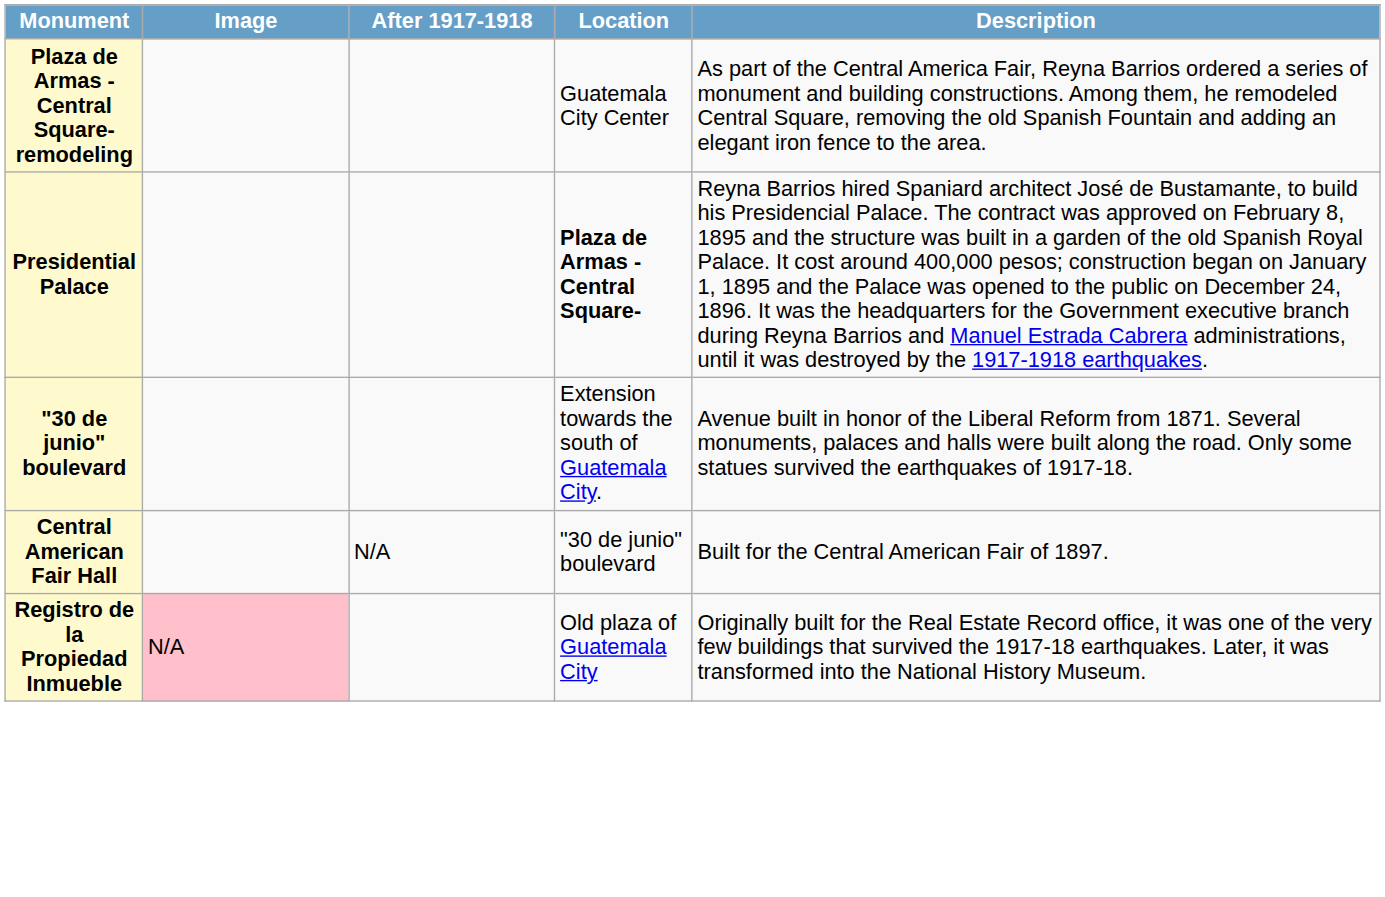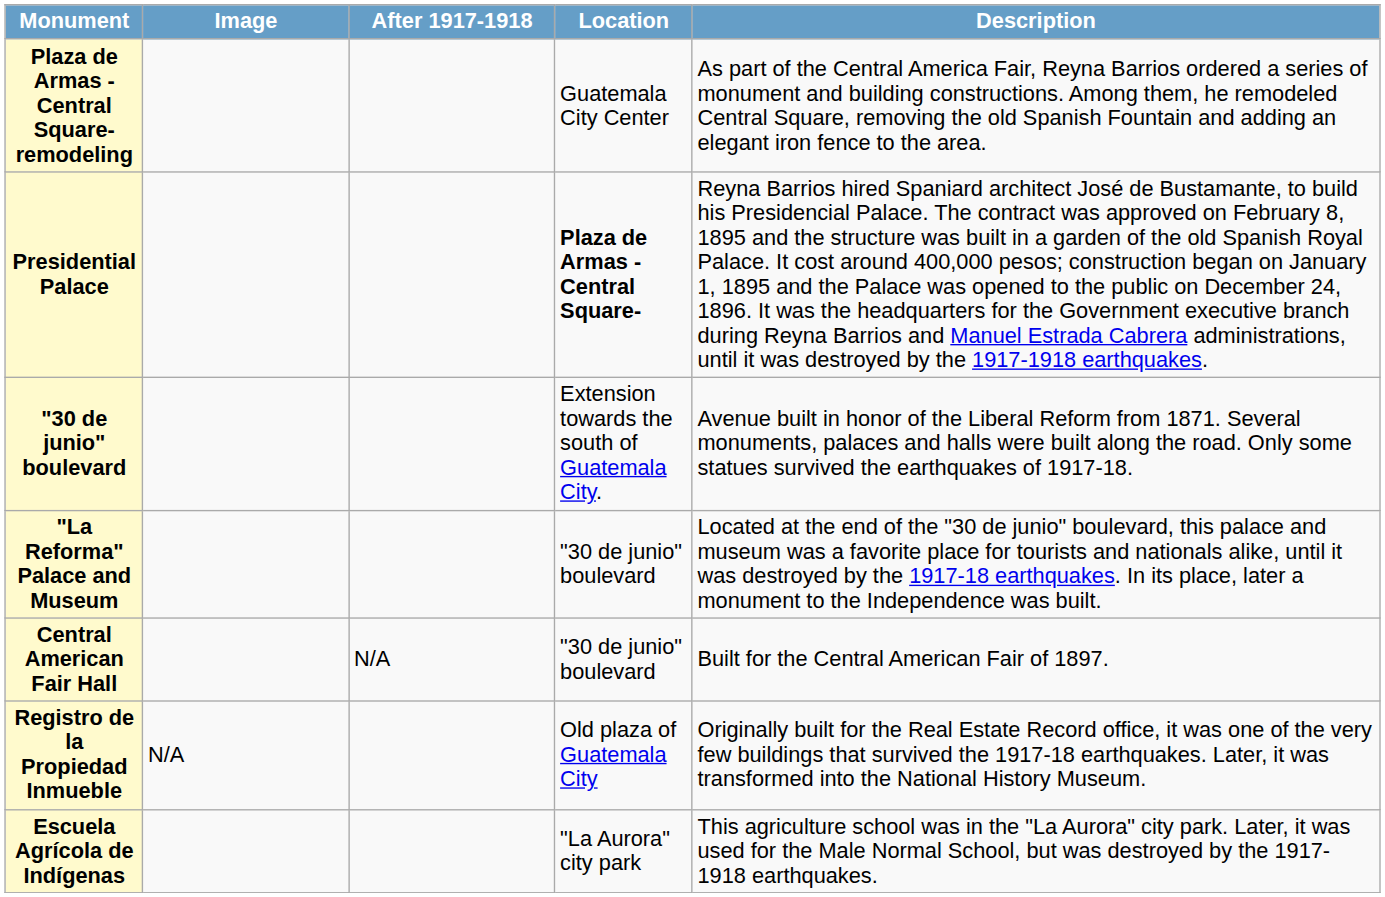+ row: (74, 563)
(166, 647) pink background -> (166, 755) no background
+ row: (74, 850)
